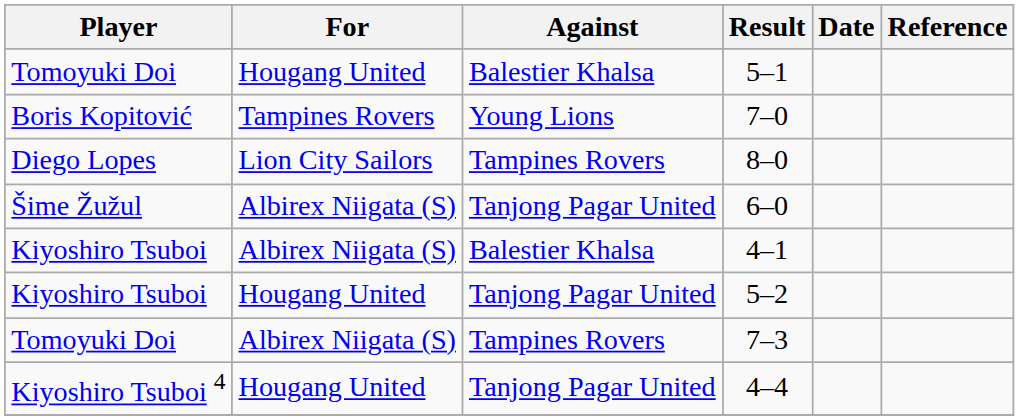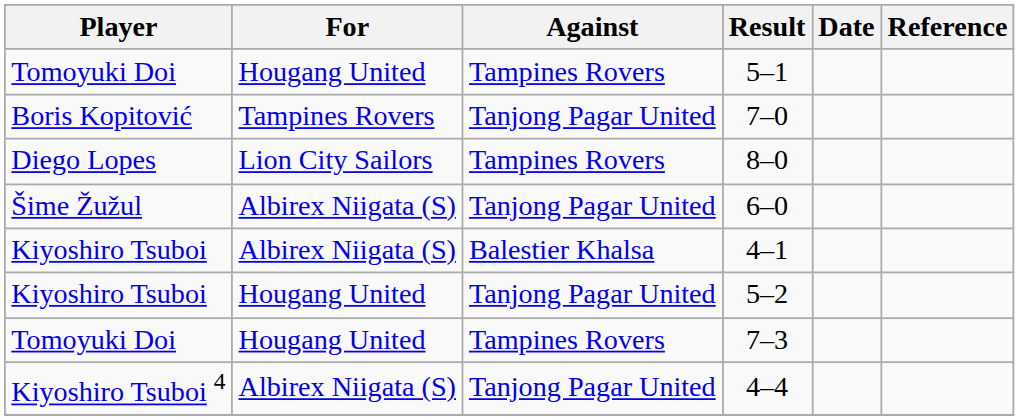(562, 71) Balestier Khalsa -> (567, 71) Tampines Rovers
(541, 116) Young Lions -> (592, 116) Tanjong Pagar United
(347, 339) Albirex Niigata (S) -> (332, 339) Hougang United
(332, 387) Hougang United -> (347, 387) Albirex Niigata (S)
